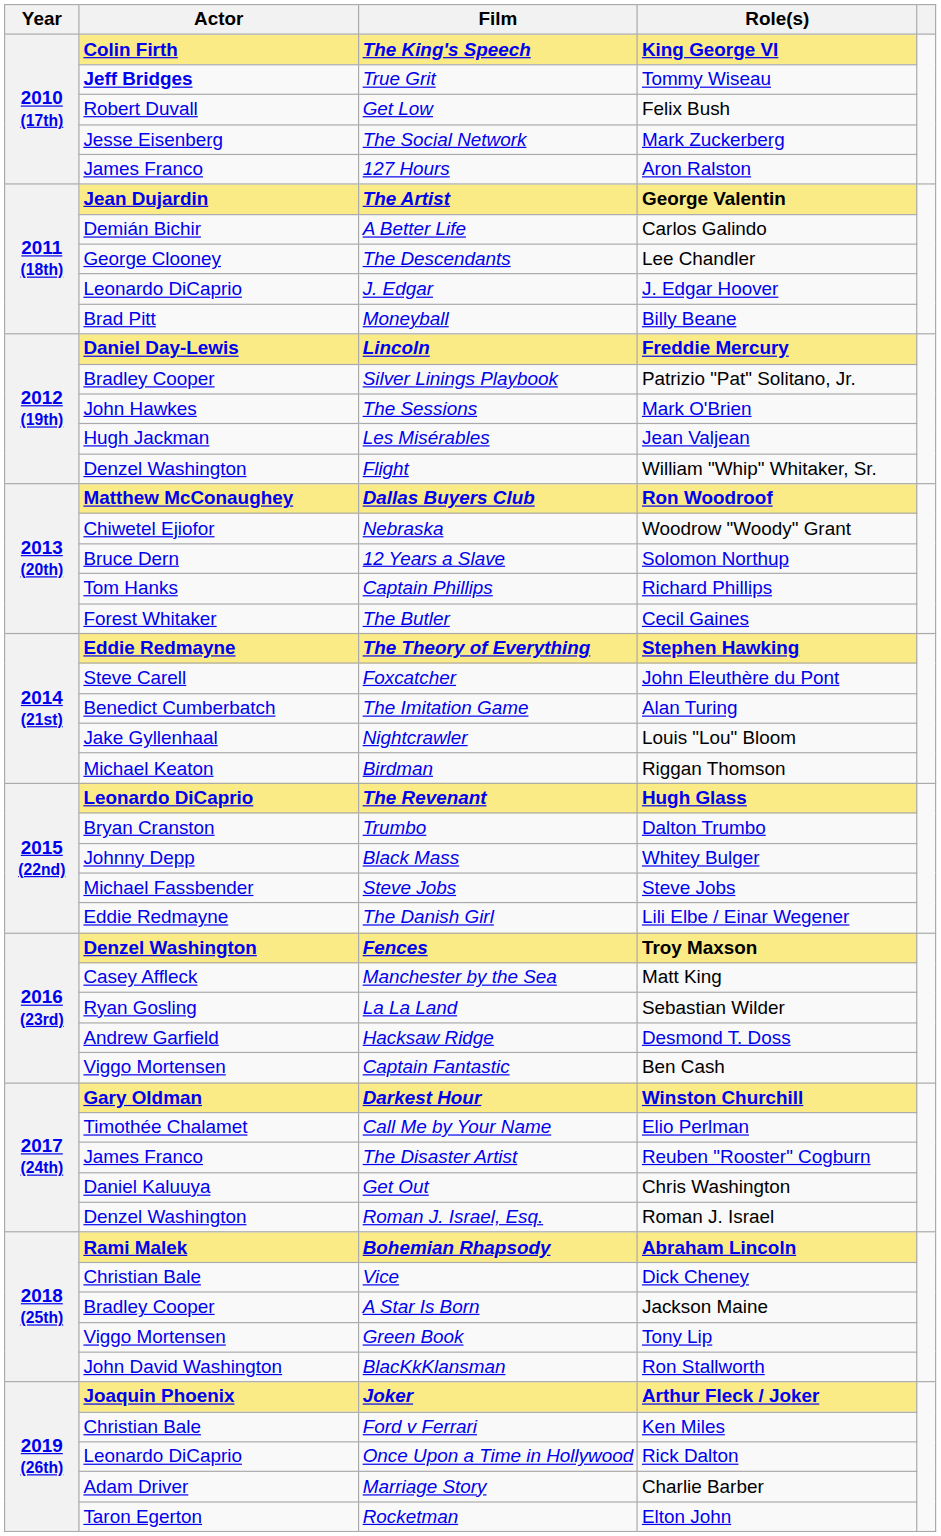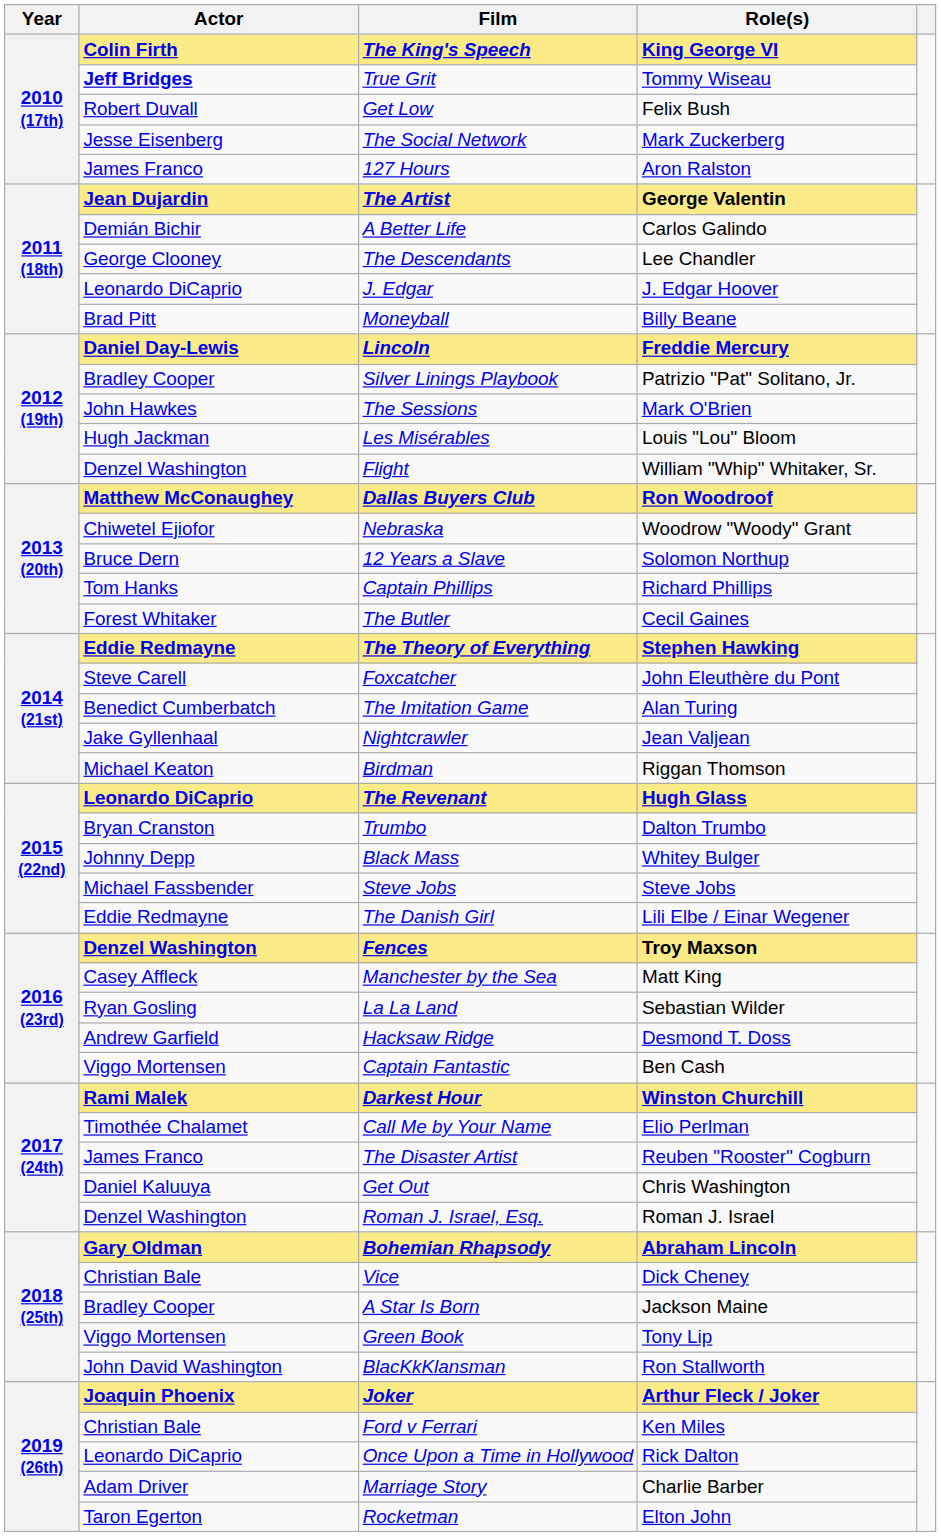(696, 438) Jean Valjean -> (719, 438) Louis "Lou" Bloom
(719, 738) Louis "Lou" Bloom -> (696, 738) Jean Valjean
(143, 1097) Gary Oldman -> (135, 1097) Rami Malek
(135, 1247) Rami Malek -> (143, 1247) Gary Oldman
